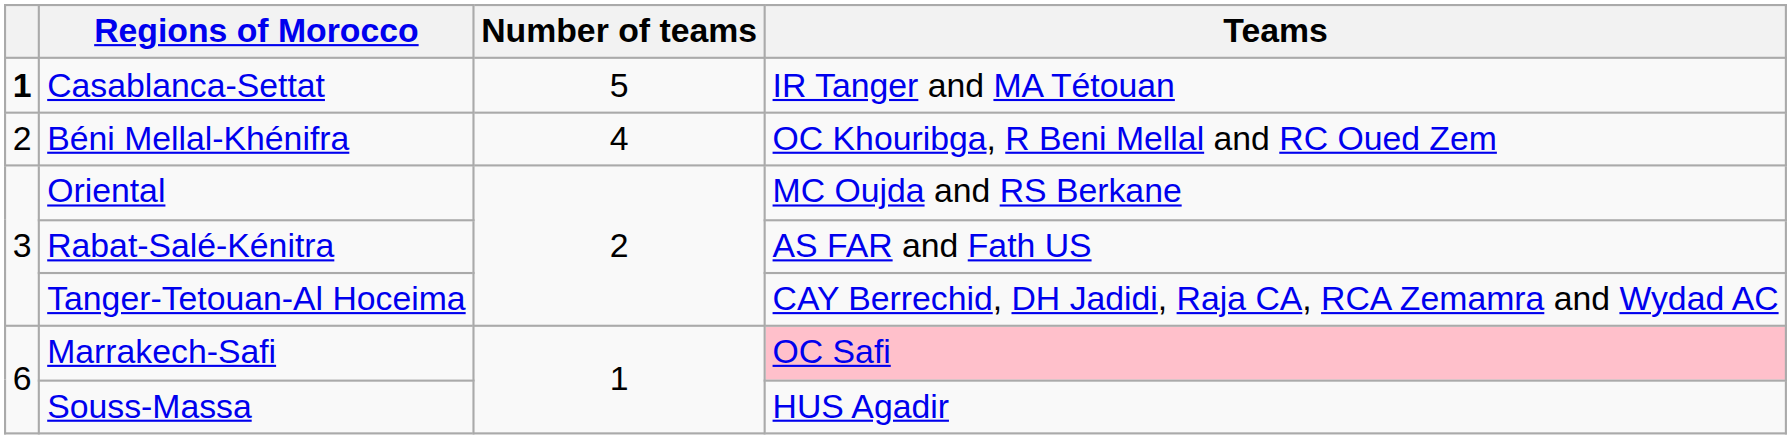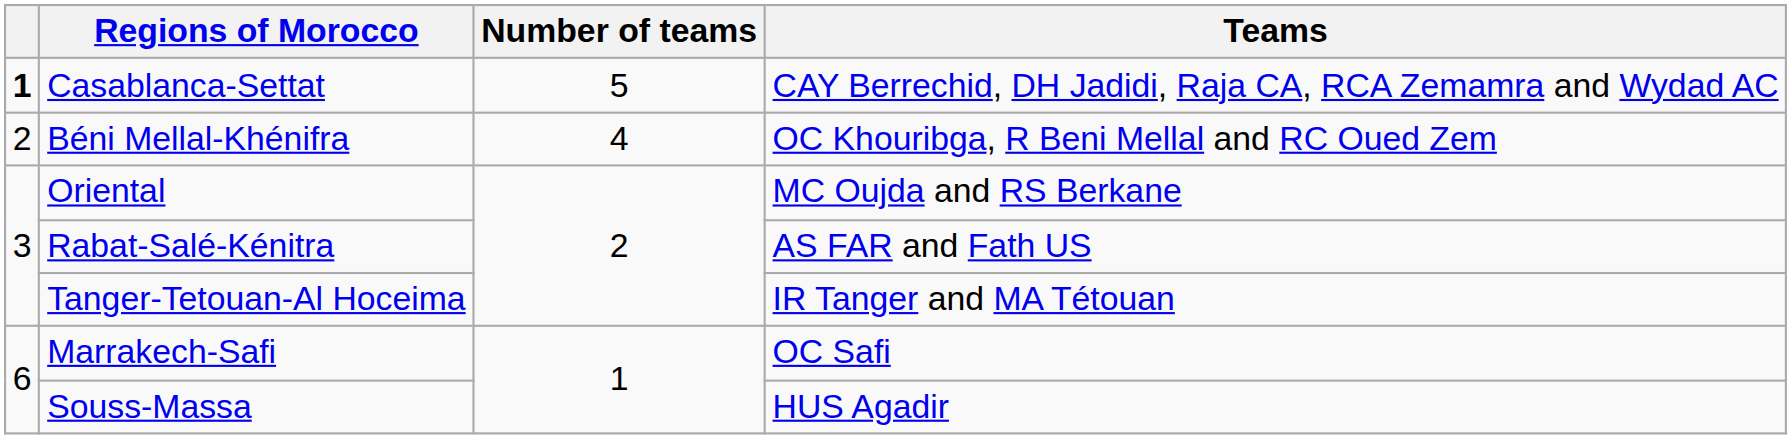(974, 84) IR Tanger and MA Tétouan -> (1276, 84) CAY Berrechid, DH Jadidi, Raja CA, RCA Zemamra and Wydad AC
(1276, 298) CAY Berrechid, DH Jadidi, Raja CA, RCA Zemamra and Wydad AC -> (974, 298) IR Tanger and MA Tétouan
(832, 352) pink background -> (832, 352) no background
